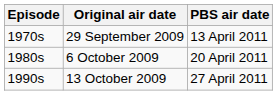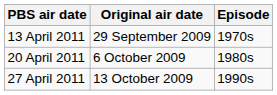columns swapped: (34, 15) <-> (230, 15)
